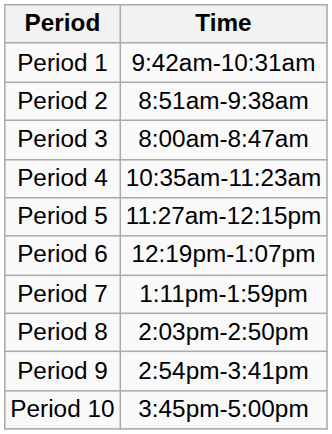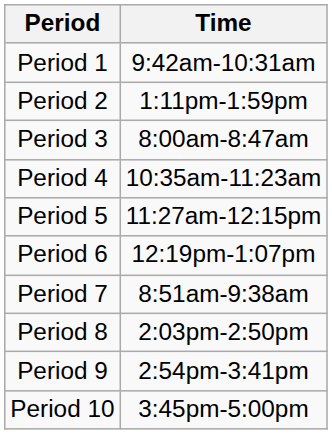(223, 100) 8:51am-9:38am -> (223, 100) 1:11pm-1:59pm
(223, 293) 1:11pm-1:59pm -> (223, 293) 8:51am-9:38am
